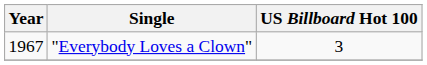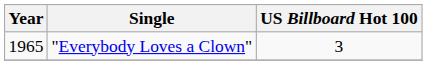(26, 45) 1967 -> (26, 45) 1965
